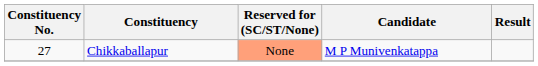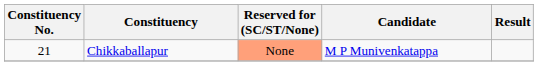(44, 50) 27 -> (44, 50) 21
